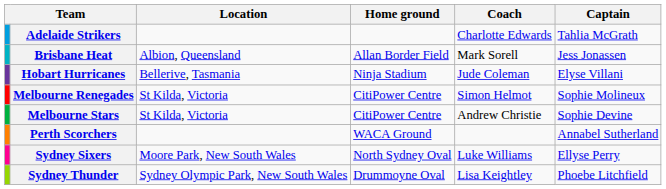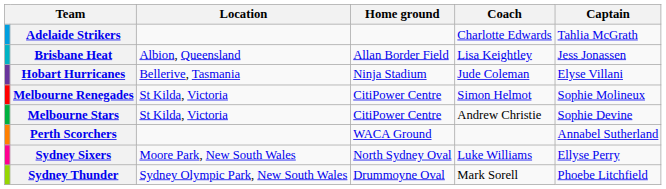(488, 54) Mark Sorell -> (495, 54) Lisa Keightley
(495, 174) Lisa Keightley -> (488, 174) Mark Sorell
